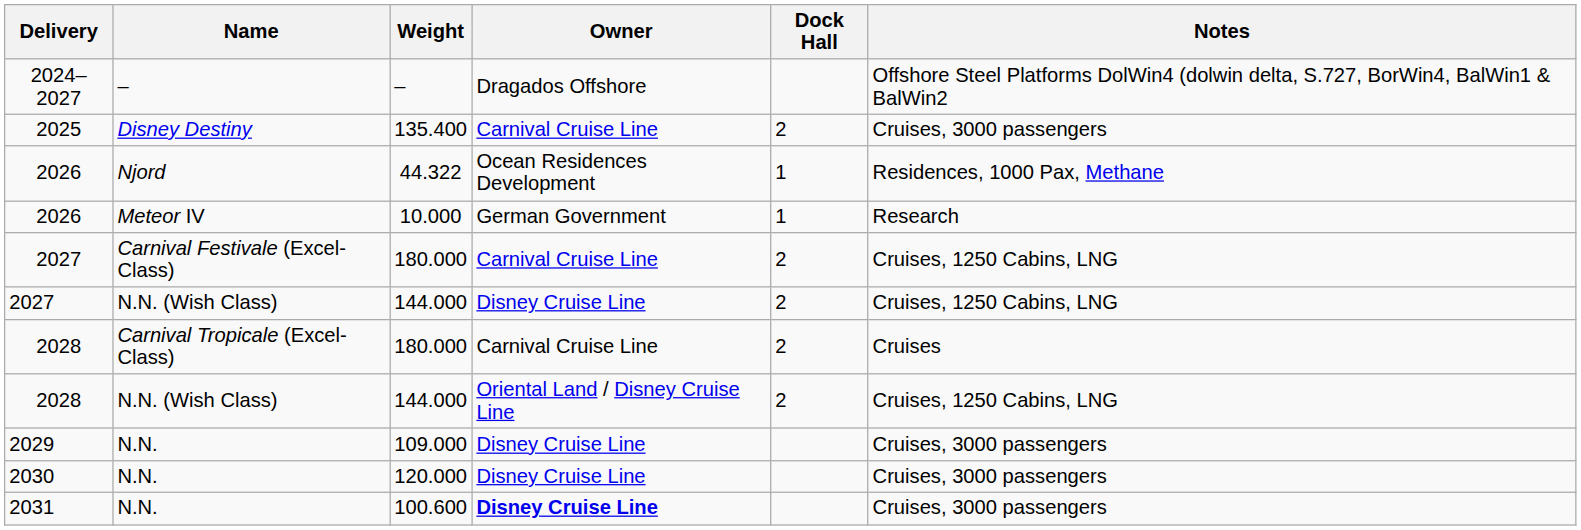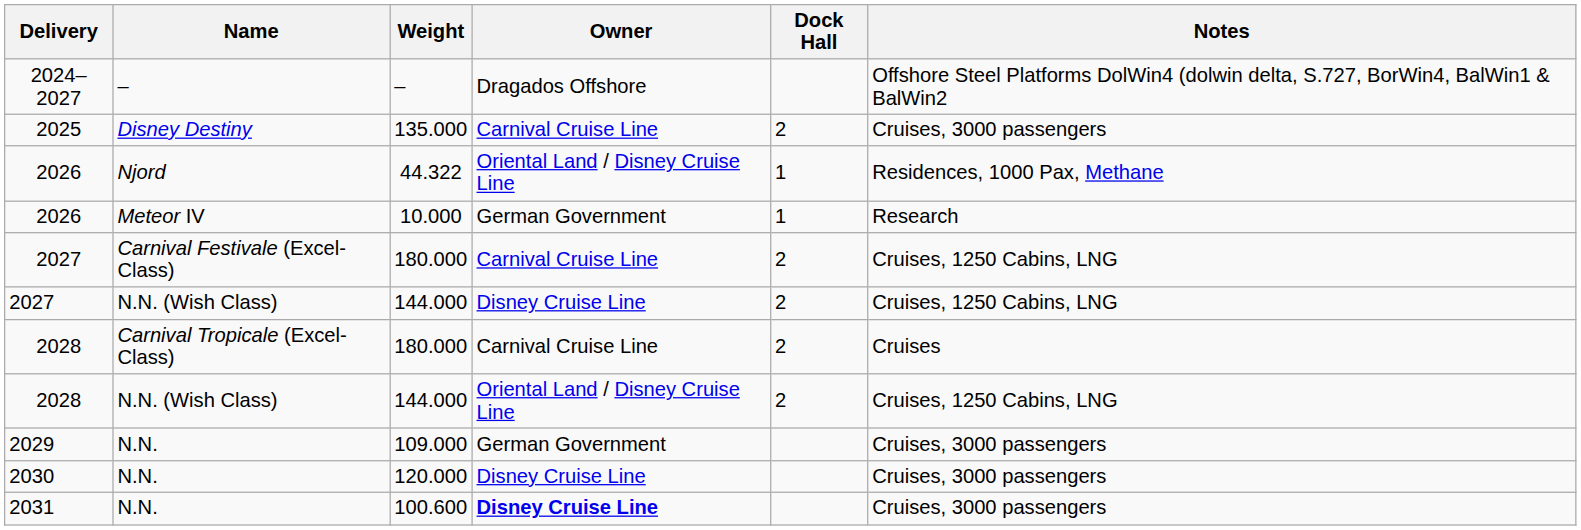(431, 129) 135.400 -> (431, 129) 135.000
(562, 173) Ocean Residences Development -> (608, 173) Oriental Land / Disney Cruise Line
(561, 444) Disney Cruise Line -> (571, 444) German Government
